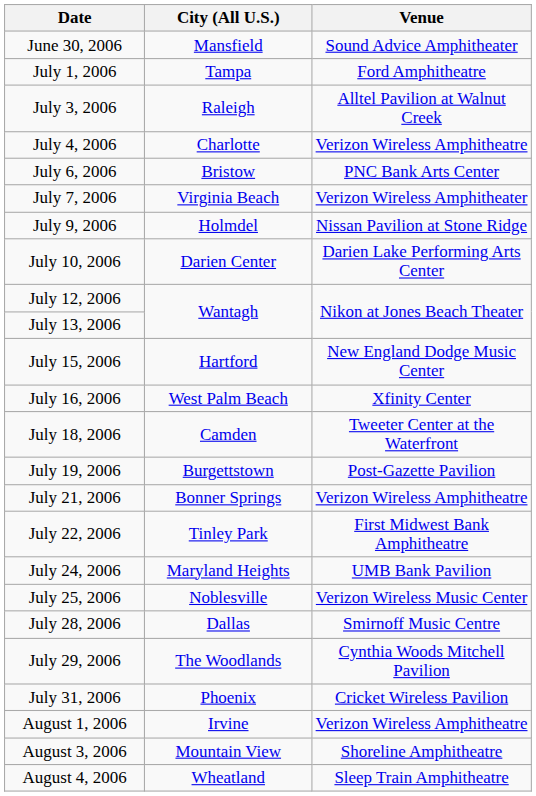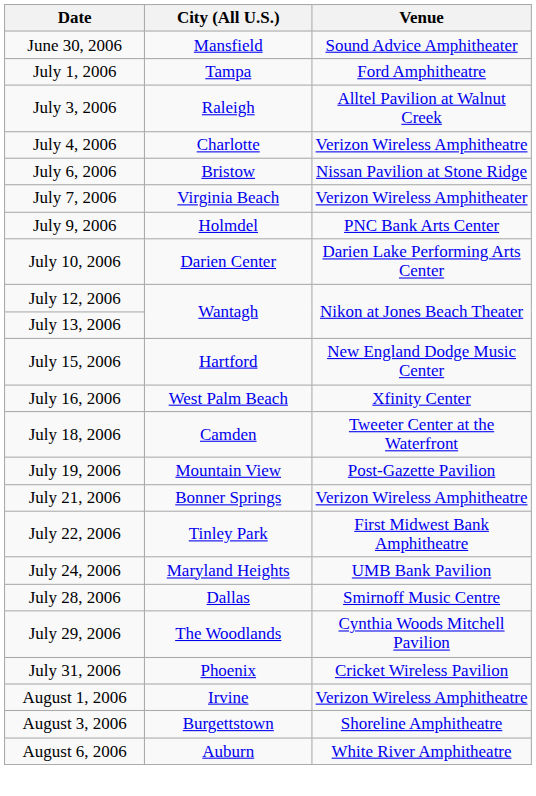(422, 171) PNC Bank Arts Center -> (422, 171) Nissan Pavilion at Stone Ridge
(422, 225) Nissan Pavilion at Stone Ridge -> (422, 225) PNC Bank Arts Center
(228, 470) Burgettstown -> (228, 470) Mountain View
- row: (75, 597)
(228, 751) Mountain View -> (228, 724) Burgettstown
- row: (75, 777)
+ row: (75, 751)
